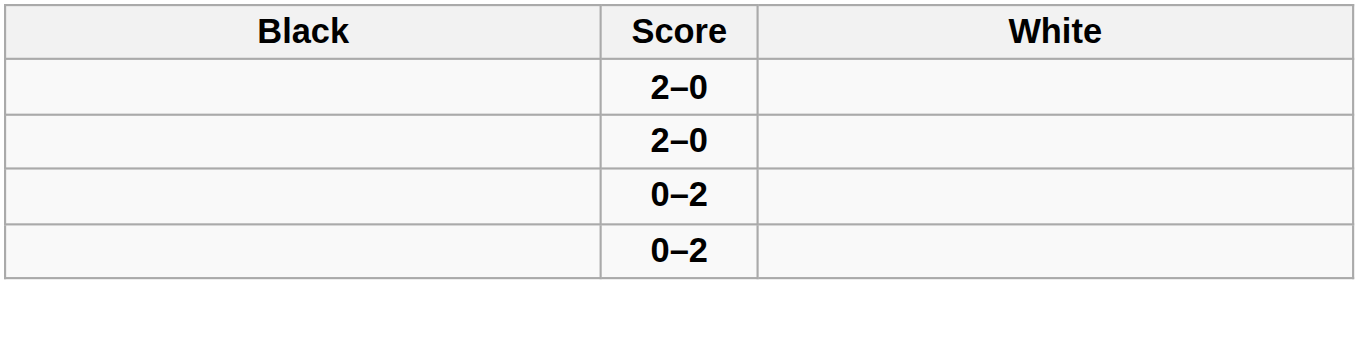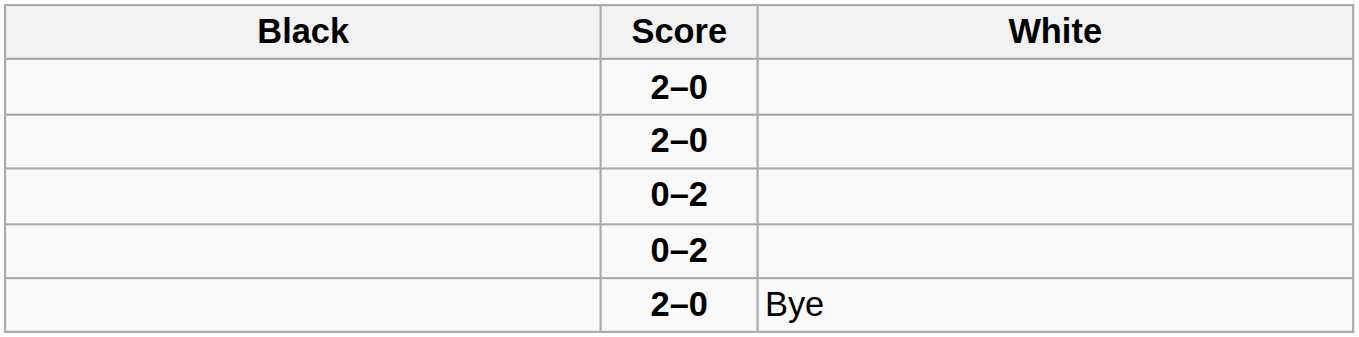+ row: (679, 304)
